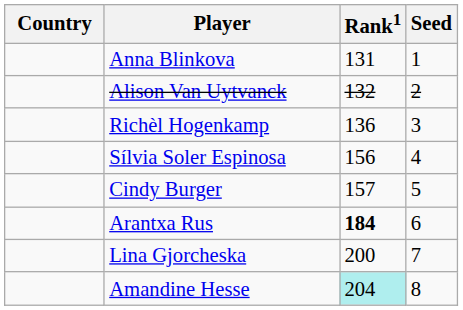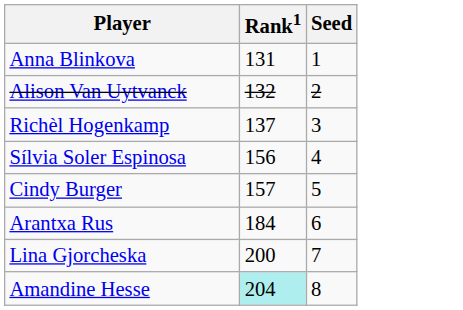- column: (55, 23)
(360, 124) 136 -> (260, 124) 137
(360, 222) bold -> (260, 222) normal
